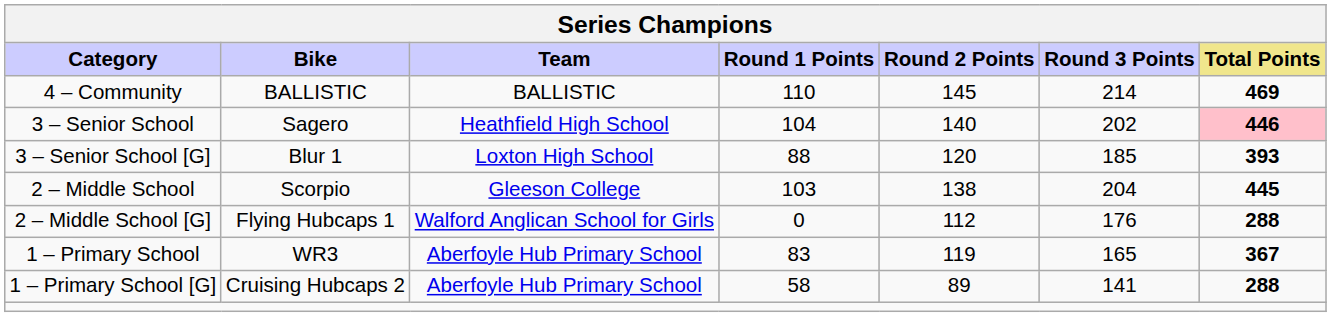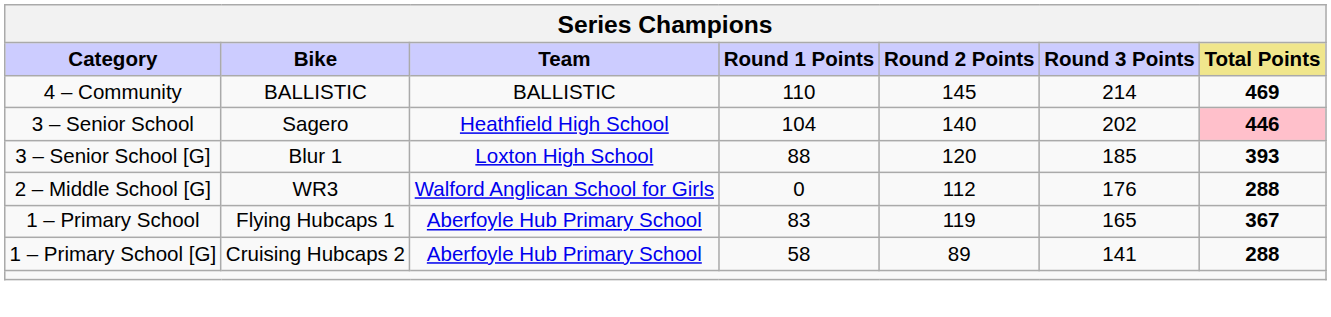- row: (113, 188)
(315, 221) Flying Hubcaps 1 -> (315, 188) WR3
(315, 253) WR3 -> (315, 221) Flying Hubcaps 1
